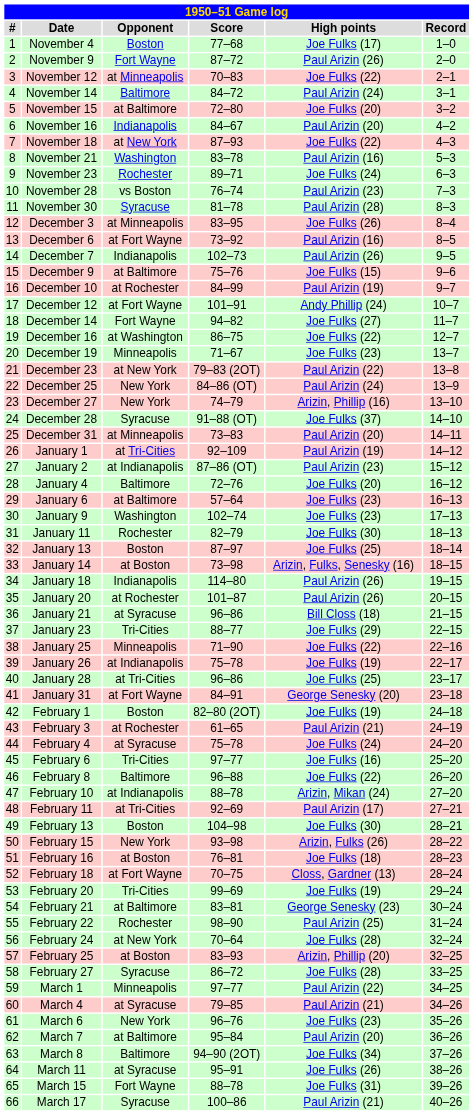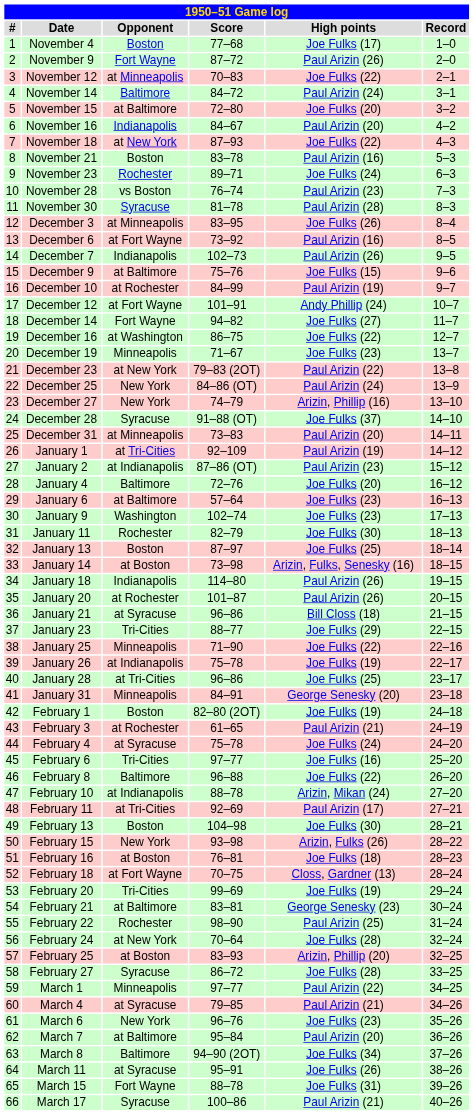(145, 158) Washington -> (145, 158) Boston
(145, 695) at Fort Wayne -> (145, 695) Minneapolis
